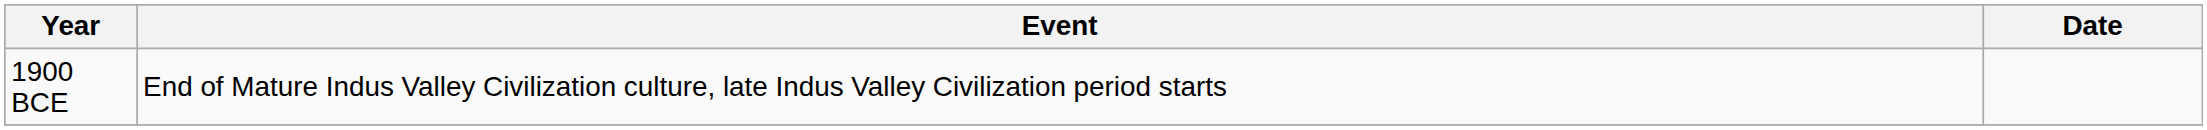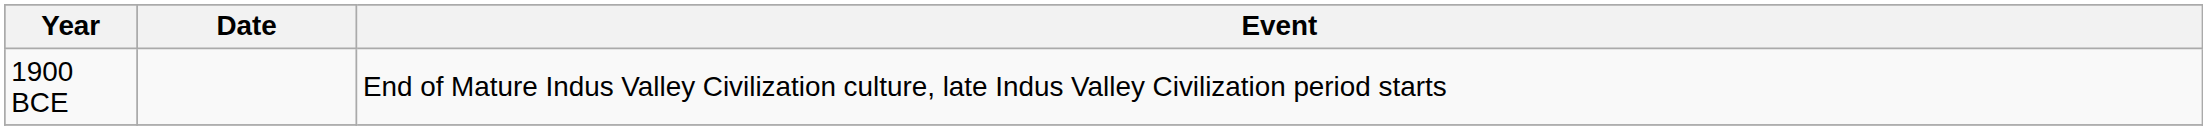columns swapped: (2093, 26) <-> (1060, 26)
